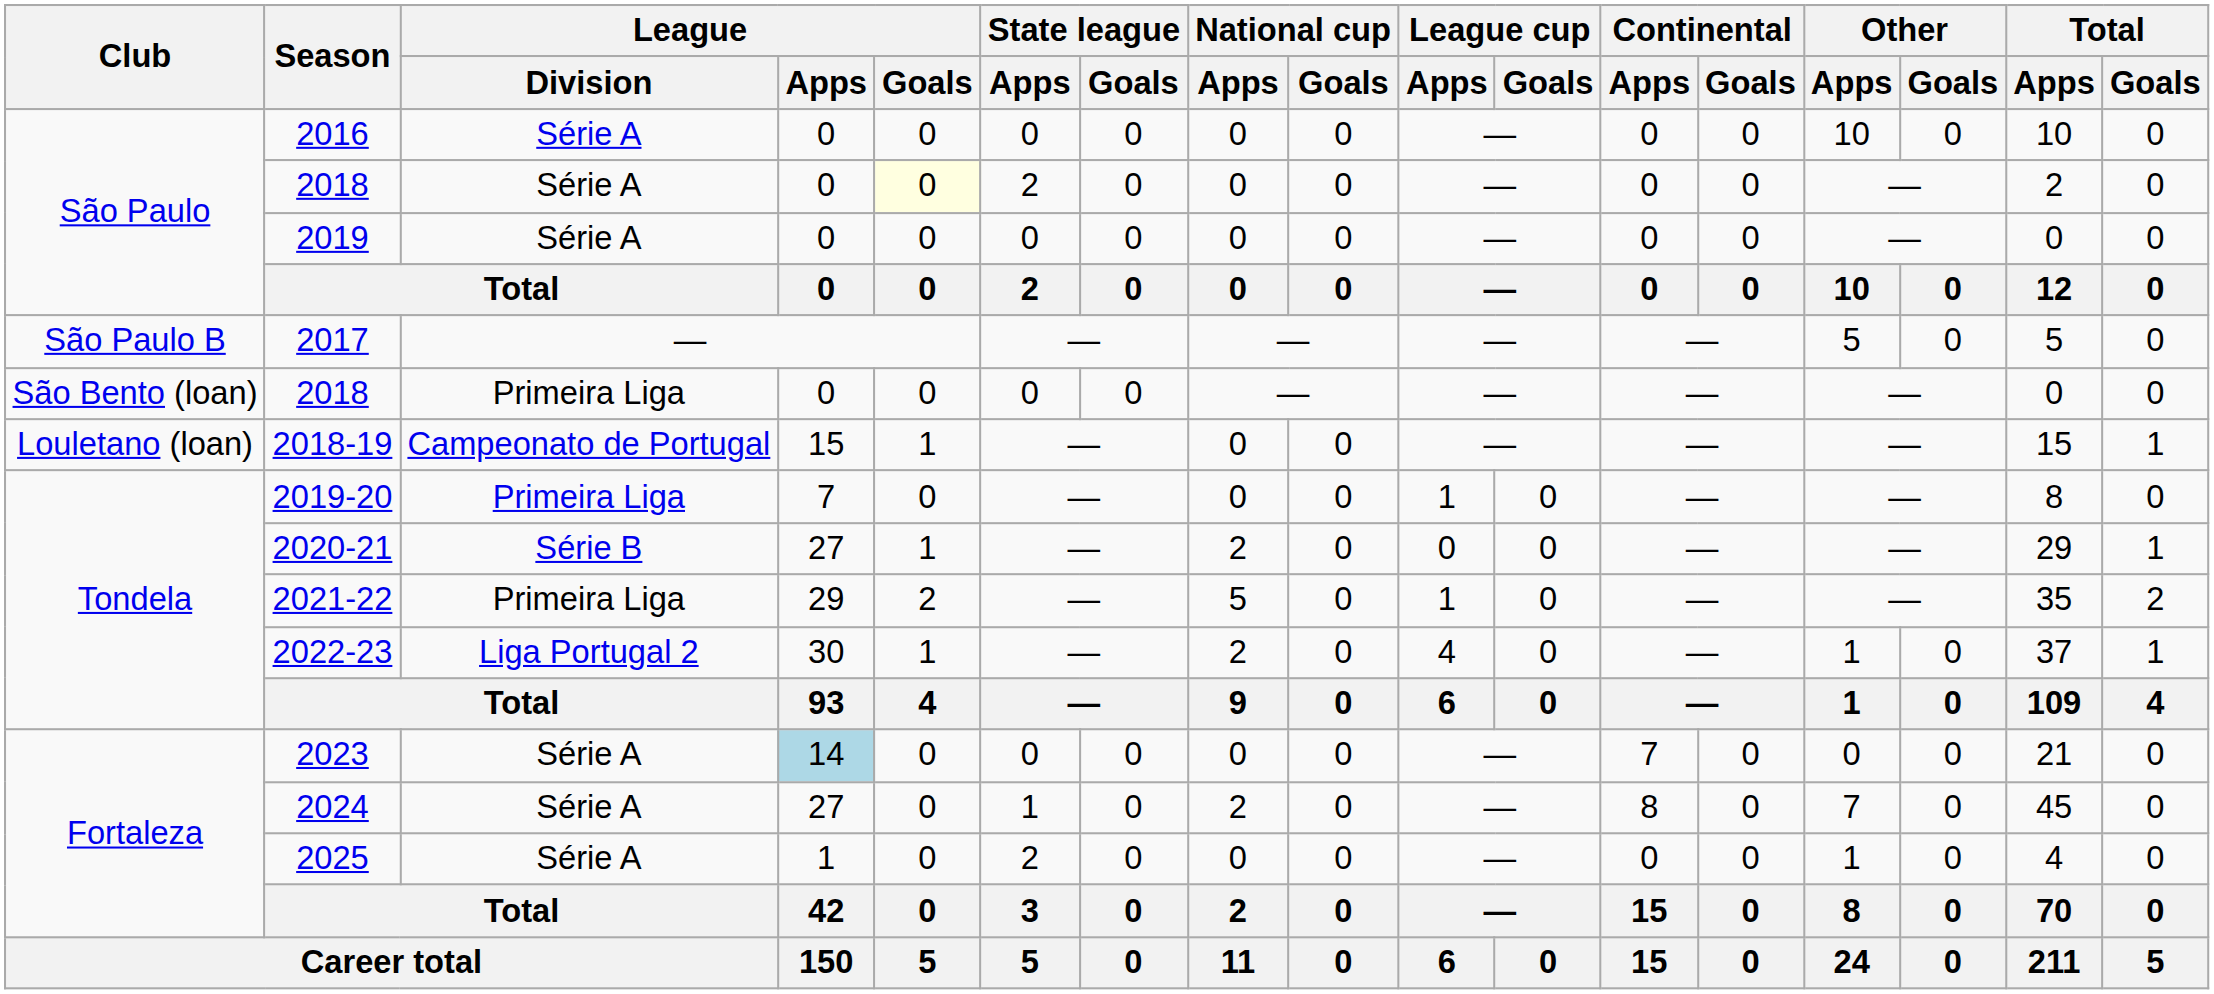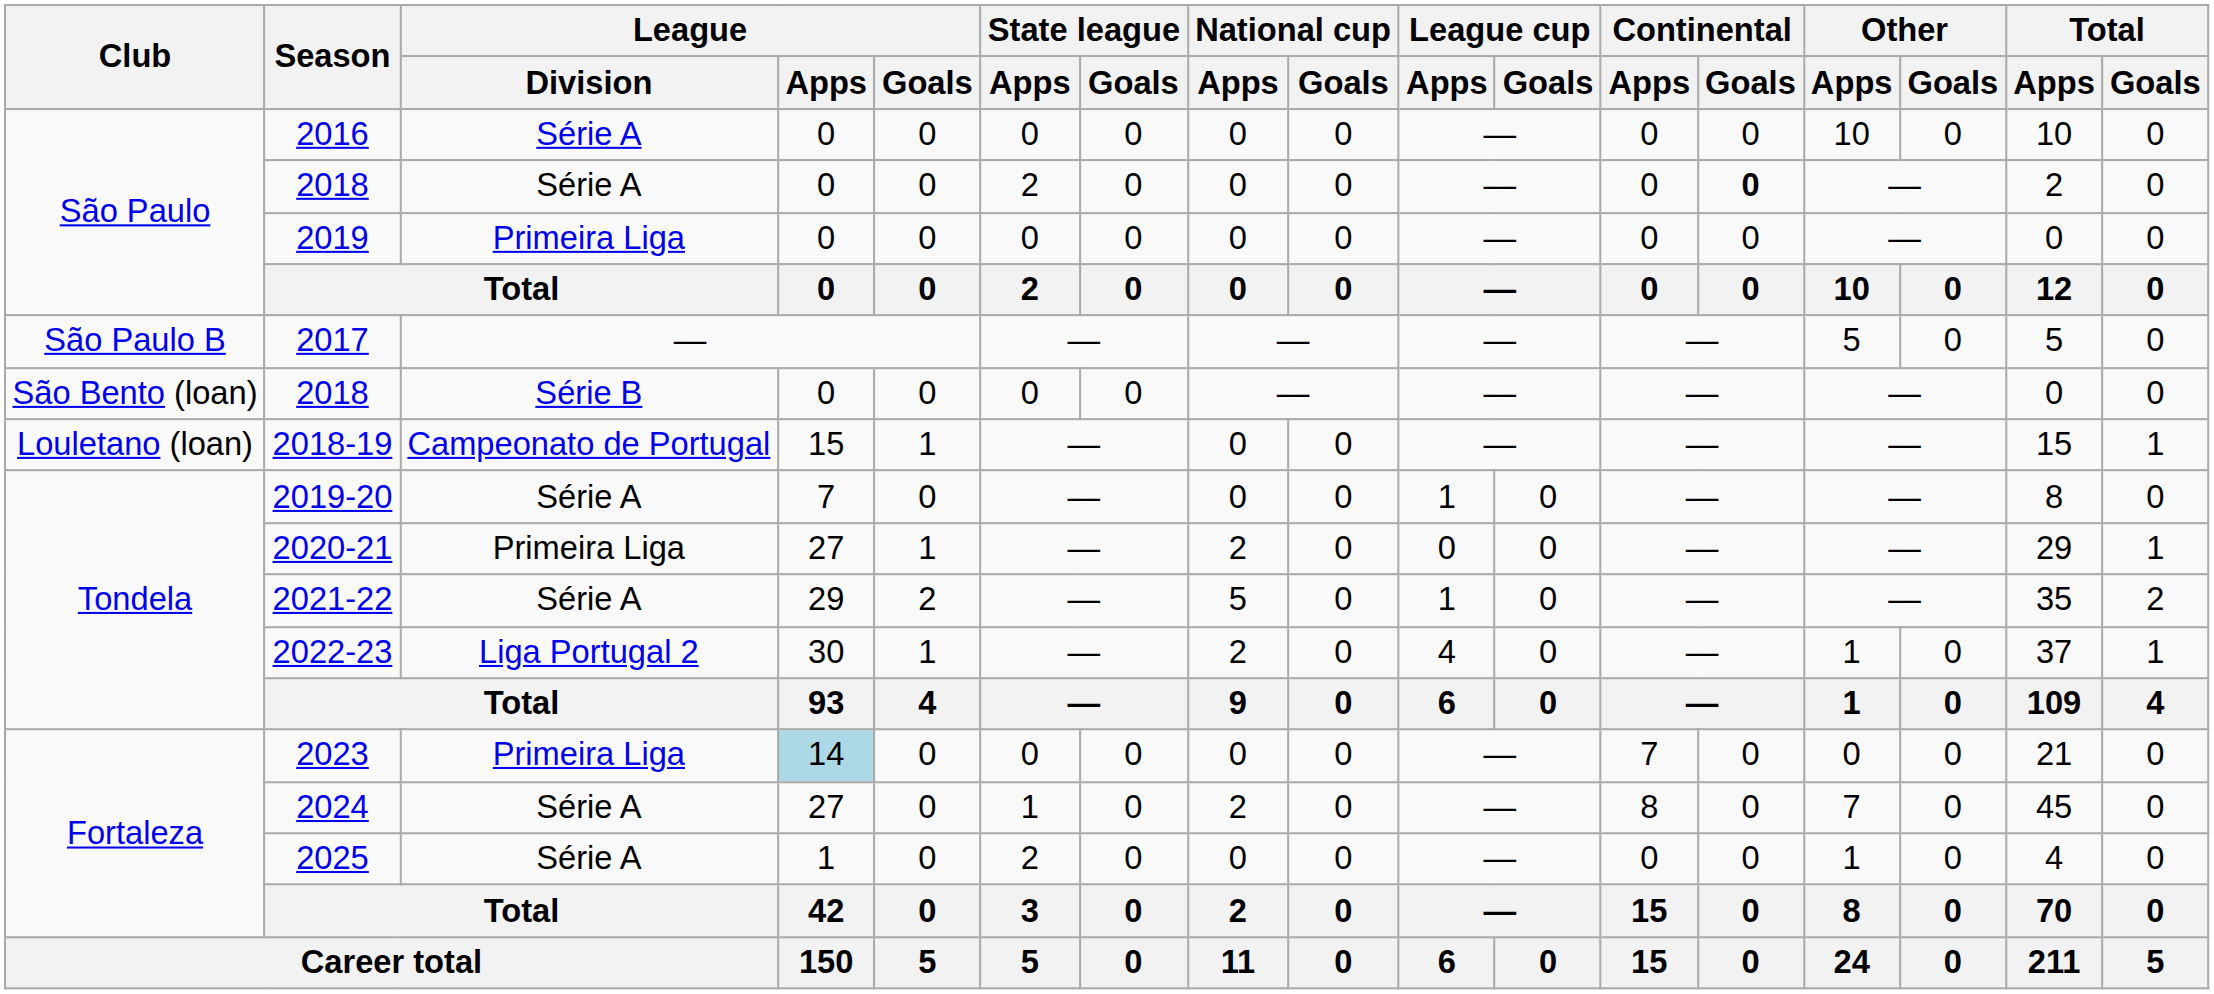(927, 185) lightyellow background -> (927, 185) no background
(1750, 185) normal -> (1750, 185) bold
(589, 237) Série A -> (589, 237) Primeira Liga
(589, 392) Primeira Liga -> (589, 392) Série B
(589, 496) Primeira Liga -> (589, 496) Série A
(589, 548) Série B -> (589, 548) Primeira Liga
(589, 599) Primeira Liga -> (589, 599) Série A
(589, 755) Série A -> (589, 755) Primeira Liga
